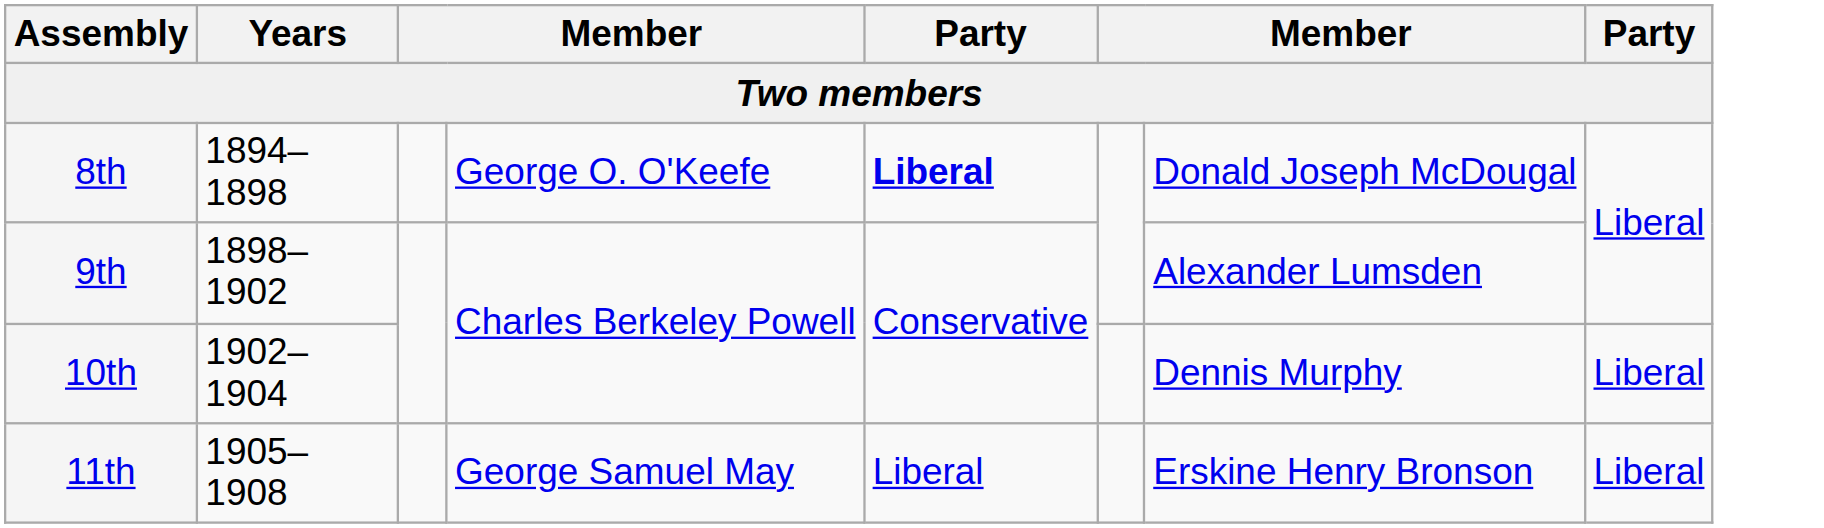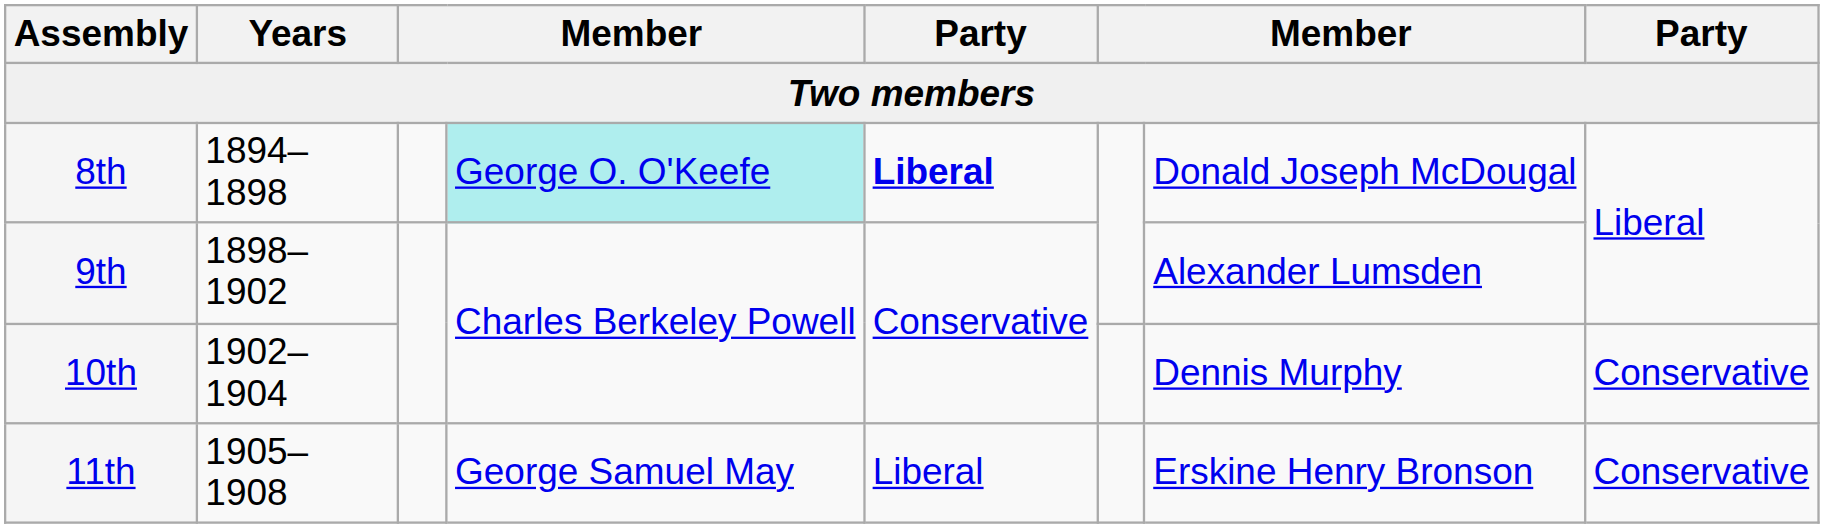(613, 171) no background -> (613, 171) paleturquoise background
(1649, 372) Liberal -> (1701, 372) Conservative
(1649, 472) Liberal -> (1701, 472) Conservative
